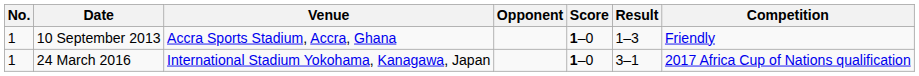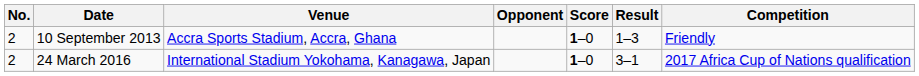(12, 37) 1 -> (12, 37) 2
(12, 60) 1 -> (12, 60) 2
